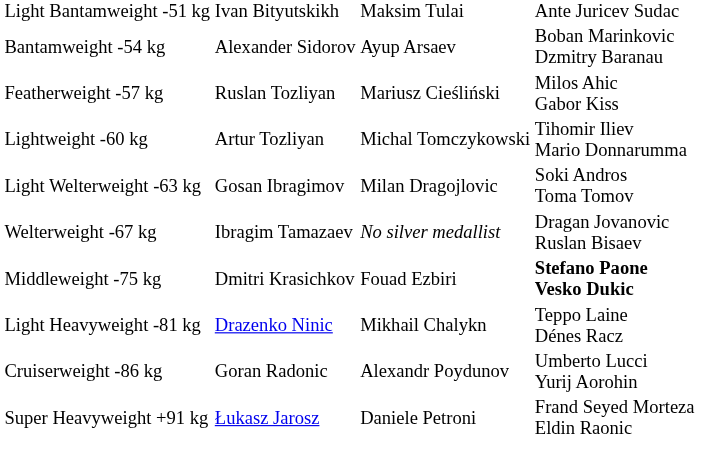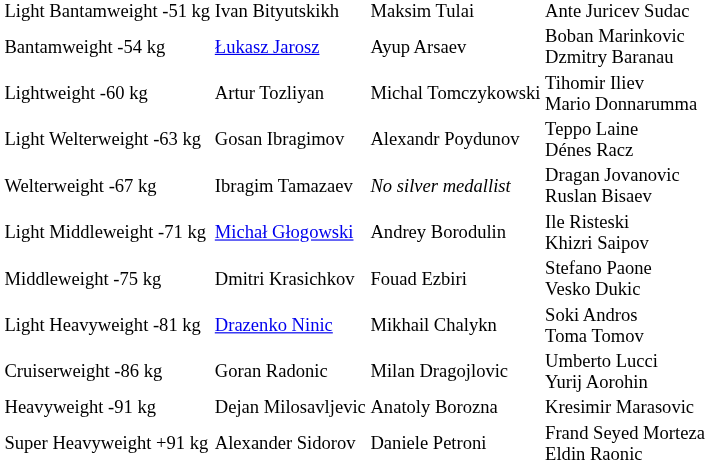(285, 46) Alexander Sidorov -> (267, 46) Łukasz Jarosz
- row: (84, 93)
(429, 186) Milan Dragojlovic -> (445, 139) Alexandr Poydunov
(584, 185) Soki Andros Toma Tomov -> (592, 139) Teppo Laine Dénes Racz
+ row: (105, 232)
(591, 278) bold -> (598, 278) normal
(581, 325) Teppo Laine Dénes Racz -> (594, 325) Soki Andros Toma Tomov
(435, 371) Alexandr Poydunov -> (439, 371) Milan Dragojlovic
+ row: (80, 407)
(267, 417) Łukasz Jarosz -> (285, 443) Alexander Sidorov
